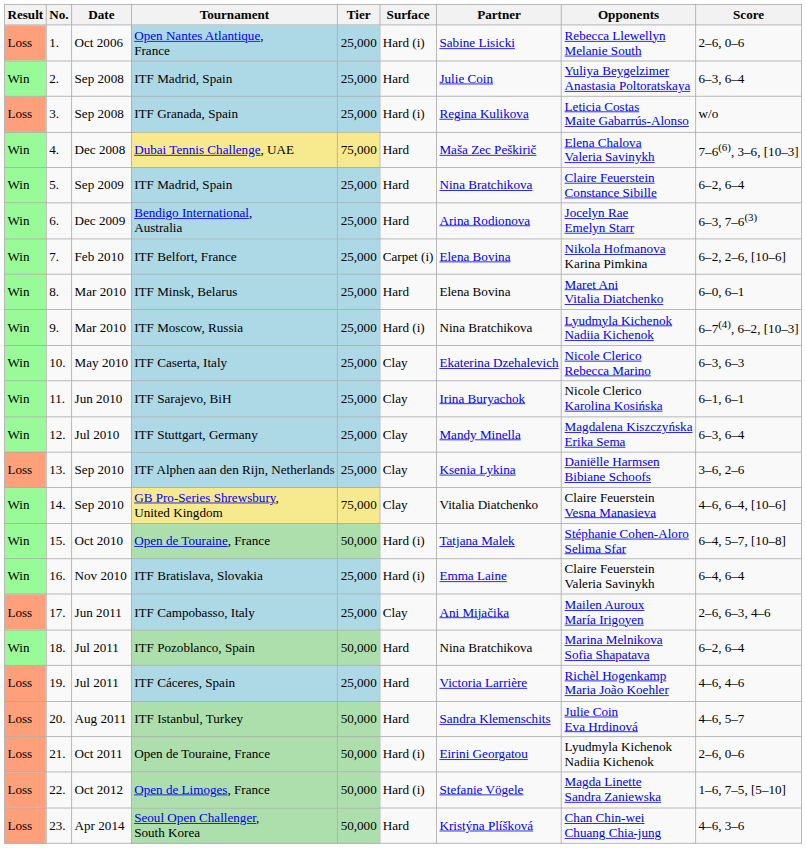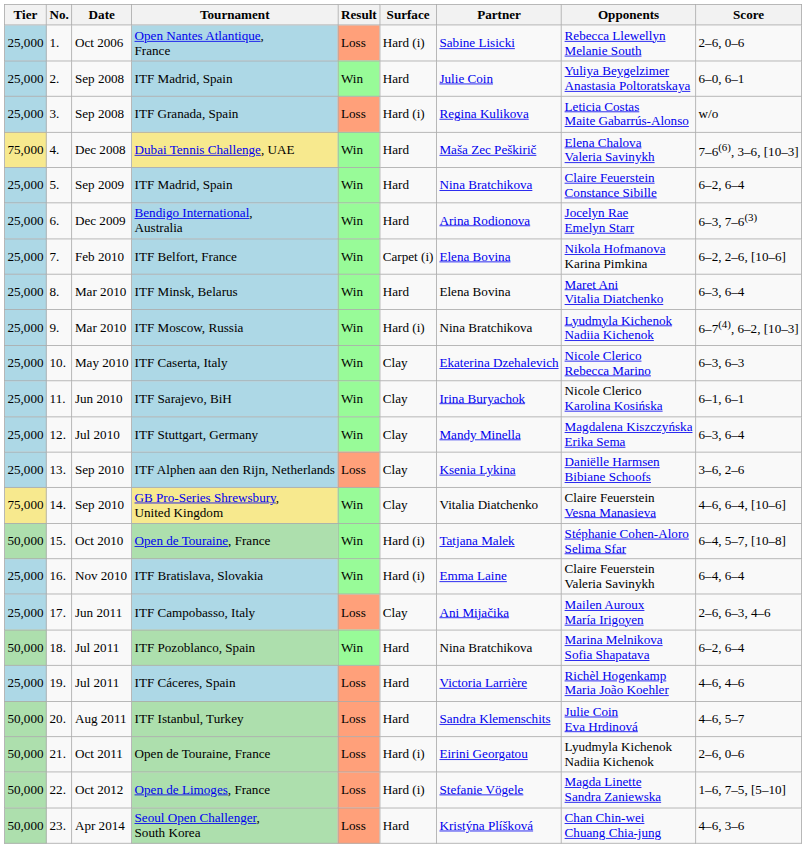columns swapped: (25, 14) <-> (359, 14)
(721, 78) 6–3, 6–4 -> (721, 78) 6–0, 6–1
(721, 292) 6–0, 6–1 -> (721, 292) 6–3, 6–4
